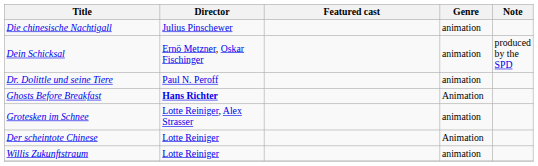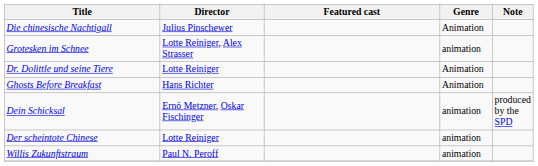(461, 27) animation -> (463, 27) Animation
rows swapped: (36, 54) <-> (48, 117)
(190, 80) Paul N. Peroff -> (191, 69) Lotte Reiniger
(461, 80) animation -> (463, 69) Animation
(190, 96) bold -> (188, 85) normal
(463, 138) Animation -> (461, 138) animation
(191, 153) Lotte Reiniger -> (190, 153) Paul N. Peroff
